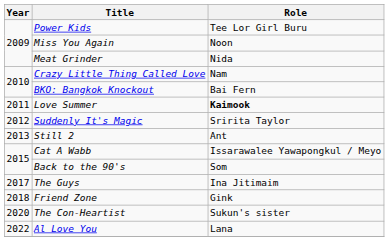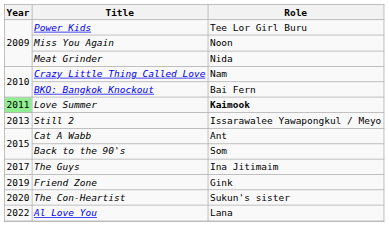(18, 105) no background -> (18, 105) lightgreen background
- row: (88, 120)
(219, 136) Ant -> (296, 120) Issarawalee Yawapongkul / Meyo
(296, 151) Issarawalee Yawapongkul / Meyo -> (219, 136) Ant
(18, 198) 2018 -> (18, 182) 2019
